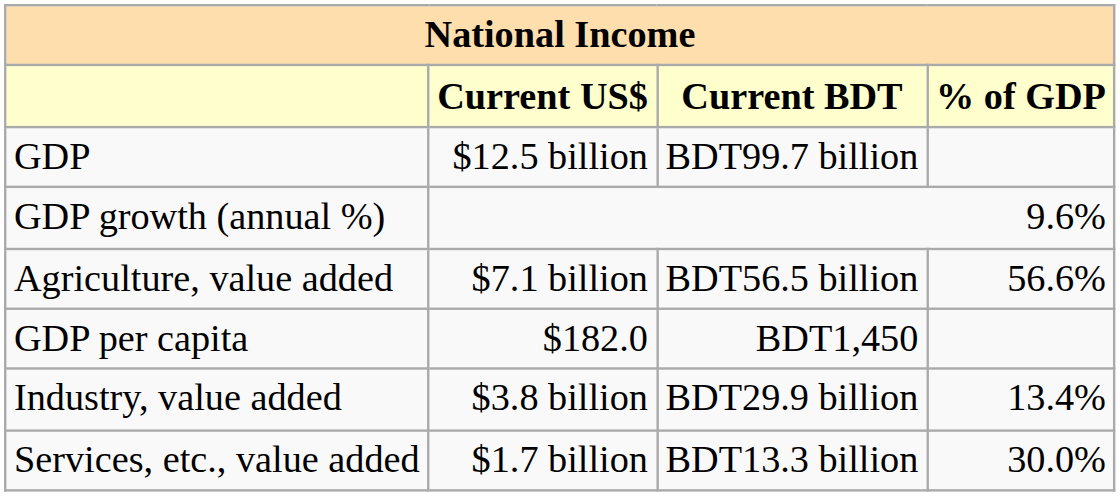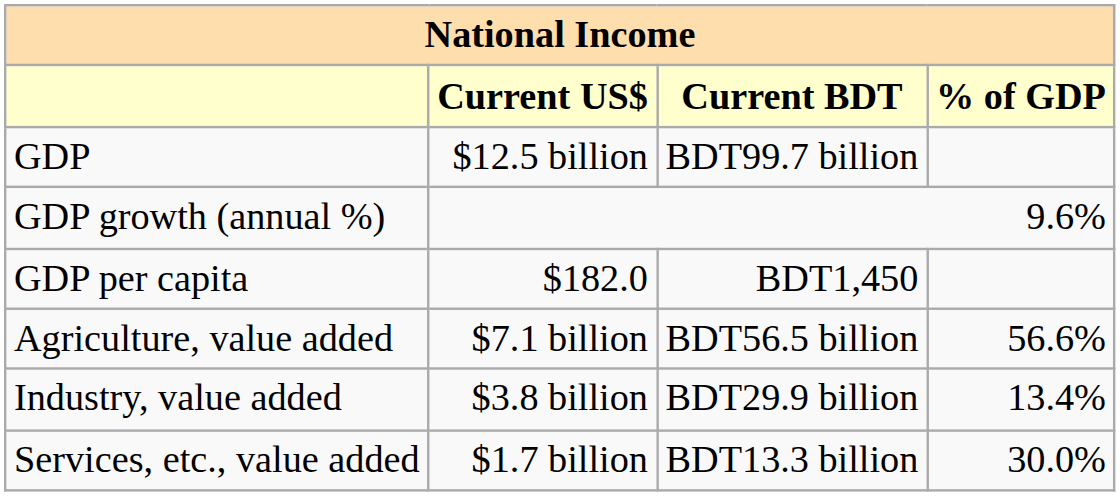rows swapped: (131, 338) <-> (204, 277)
